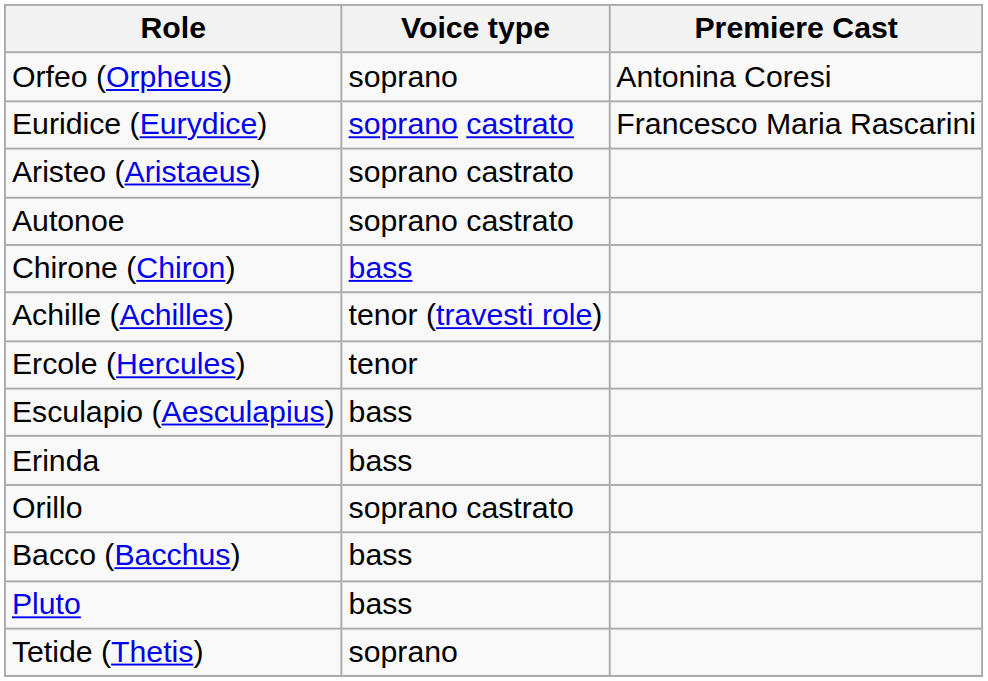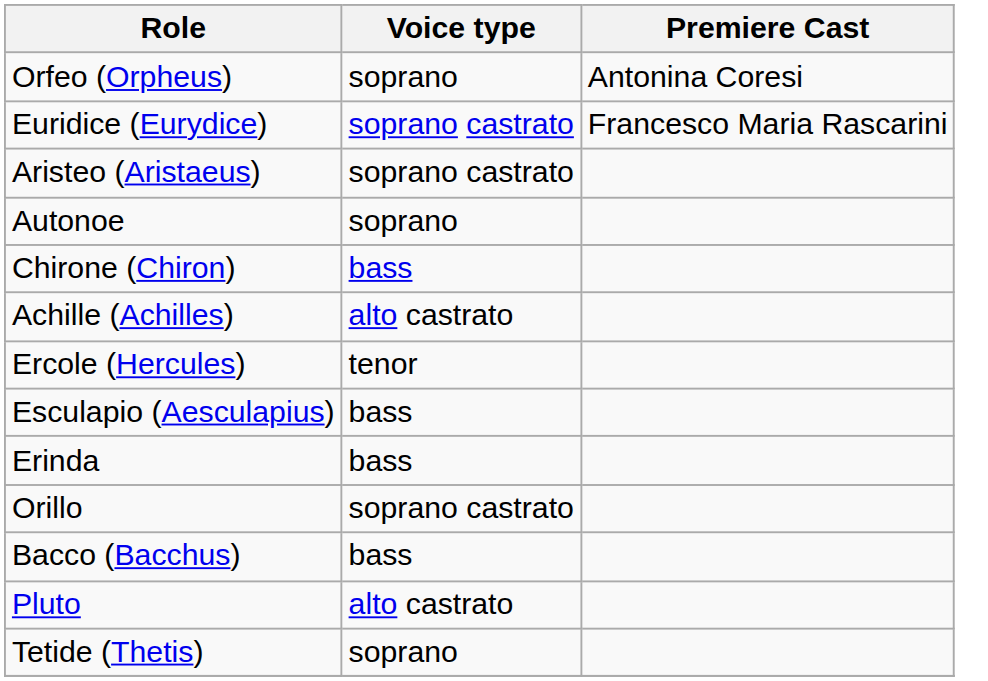(461, 220) soprano castrato -> (403, 220) soprano
(475, 316) tenor (travesti role) -> (431, 316) alto castrato
(381, 603) bass -> (431, 603) alto castrato
